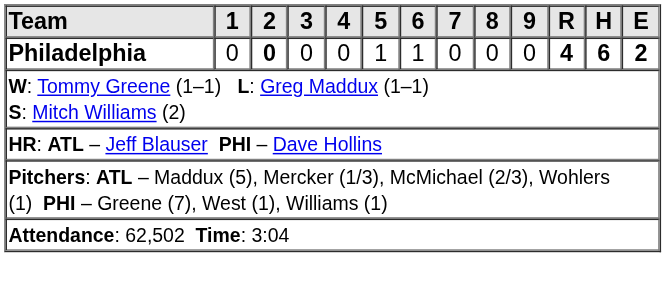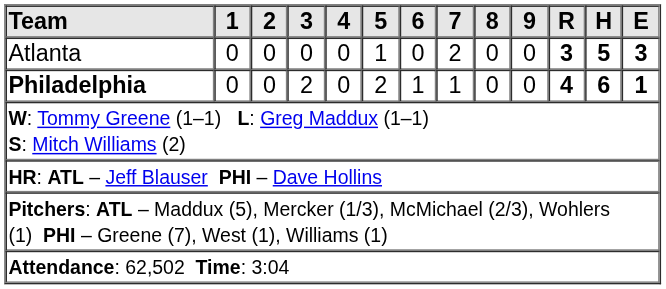+ row: (45, 53)
(269, 53) bold -> (269, 85) normal
(307, 53) 0 -> (307, 85) 2
(381, 53) 1 -> (381, 85) 2
(455, 53) 0 -> (455, 85) 1
(641, 53) 2 -> (641, 85) 1
